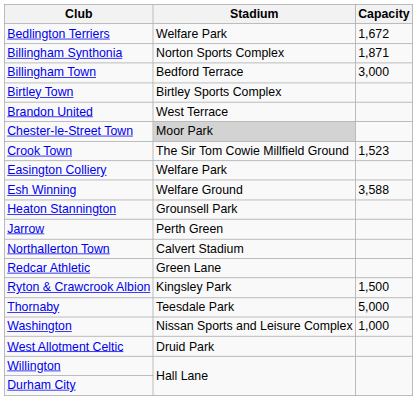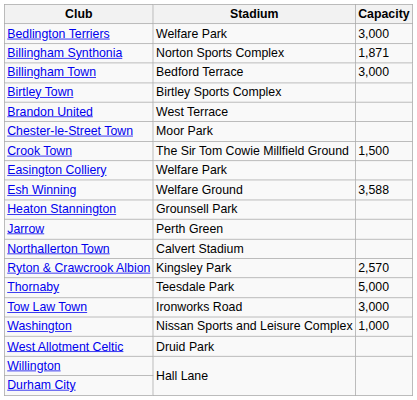(374, 33) 1,672 -> (374, 33) 3,000
(184, 131) lightgrey background -> (184, 131) no background
(374, 151) 1,523 -> (374, 151) 1,500
- row: (49, 268)
(374, 287) 1,500 -> (374, 268) 2,570
+ row: (47, 307)
